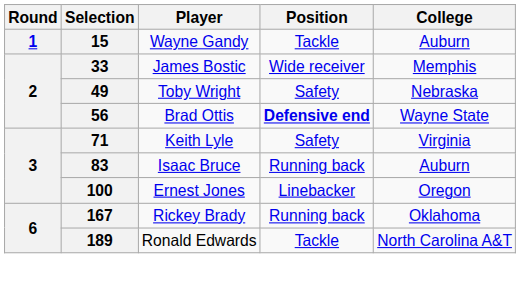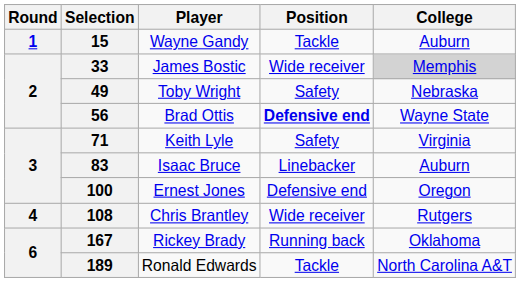(445, 67) no background -> (445, 67) lightgrey background
(317, 166) Running back -> (317, 166) Linebacker
(317, 191) Linebacker -> (317, 191) Defensive end
+ row: (100, 215)
